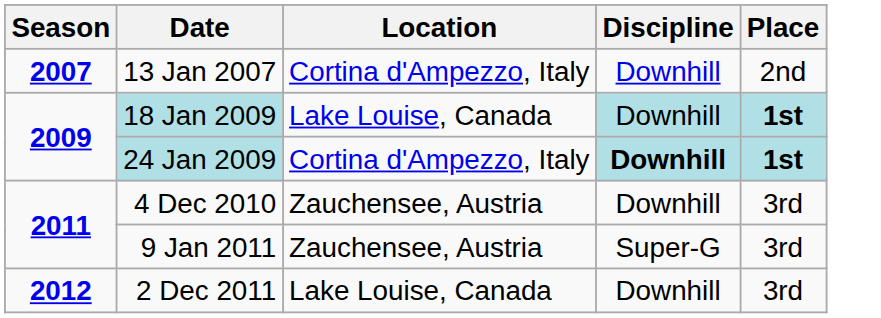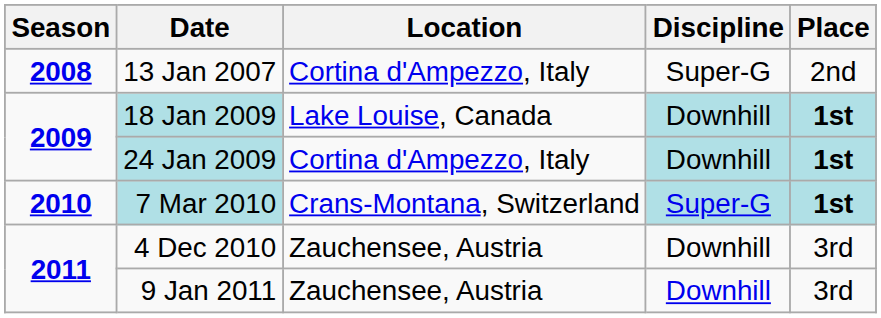(61, 71) 2007 -> (61, 71) 2008
(668, 71) Downhill -> (718, 71) Super-G
(668, 159) bold -> (718, 159) normal
+ row: (206, 203)
(668, 247) Super-G -> (718, 291) Downhill
- row: (206, 291)
